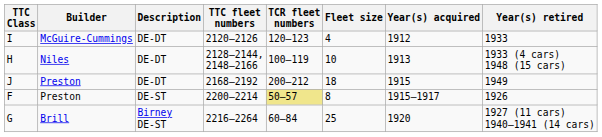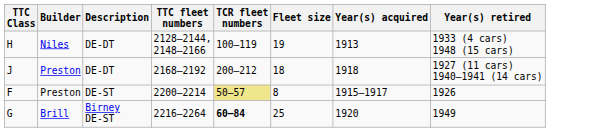- row: (10, 39)
(331, 60) 10 -> (279, 45) 19
(399, 81) 1915 -> (347, 71) 1918
(496, 81) 1949 -> (488, 71) 1927 (11 cars) 1940–1941 (14 cars)
(283, 118) normal -> (231, 114) bold
(540, 118) 1927 (11 cars) 1940–1941 (14 cars) -> (444, 114) 1949
